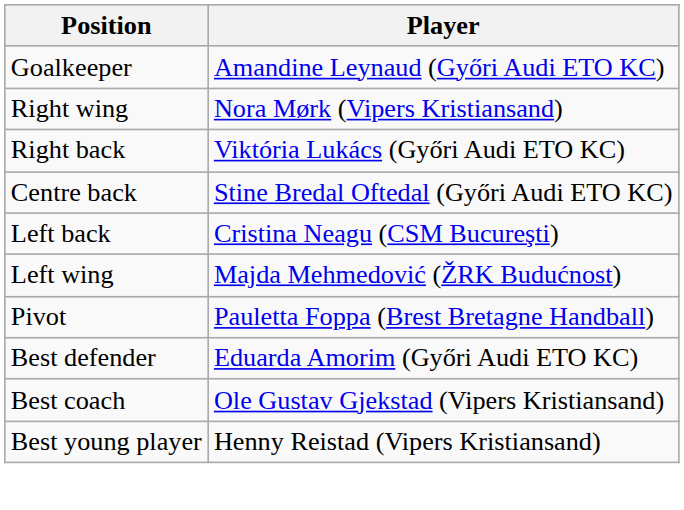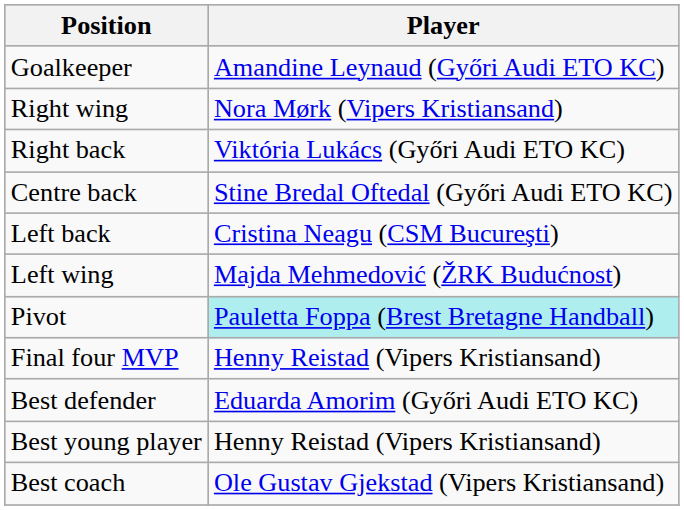(434, 316) no background -> (434, 316) paleturquoise background
+ row: (95, 358)
rows swapped: (106, 441) <-> (68, 399)
